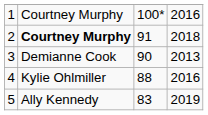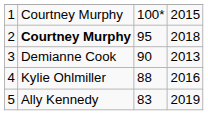(185, 15) 2016 -> (185, 15) 2015
(144, 36) 91 -> (144, 36) 95
